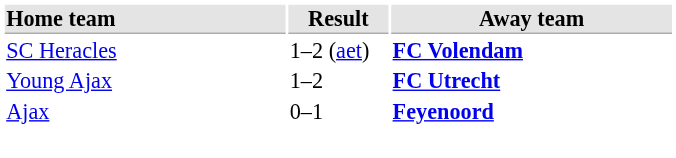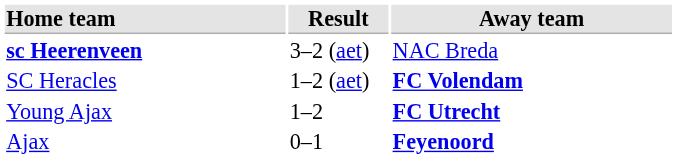+ row: (74, 50)
